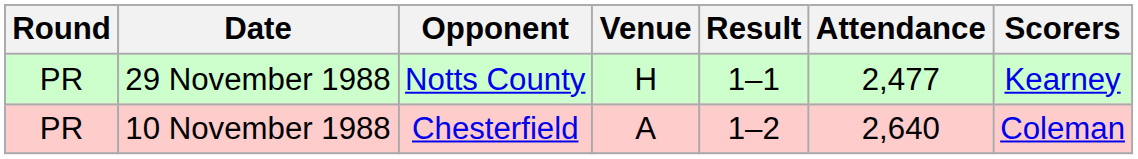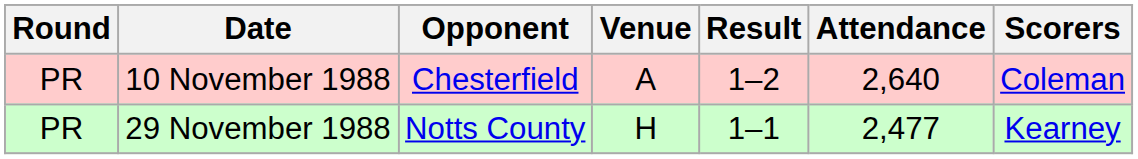rows swapped: (258, 78) <-> (258, 128)
